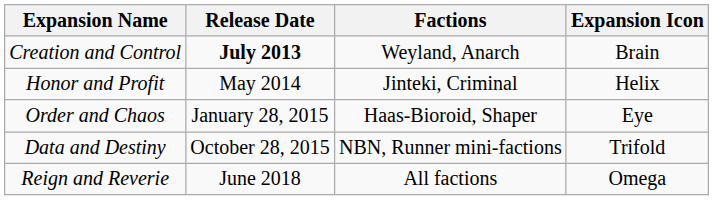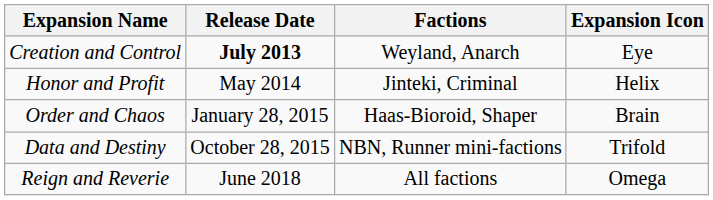(637, 52) Brain -> (637, 52) Eye
(637, 115) Eye -> (637, 115) Brain
